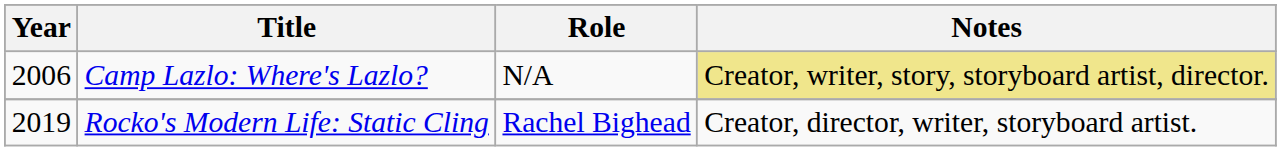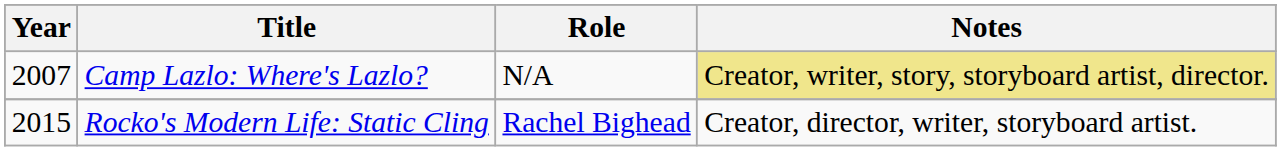(41, 74) 2006 -> (41, 74) 2007
(41, 121) 2019 -> (41, 121) 2015
